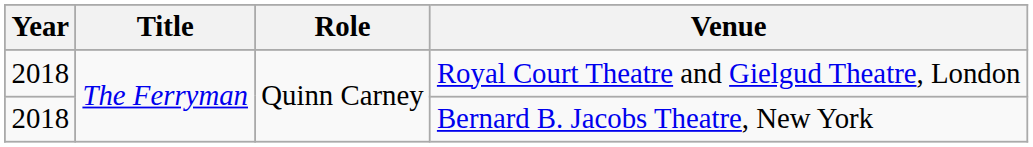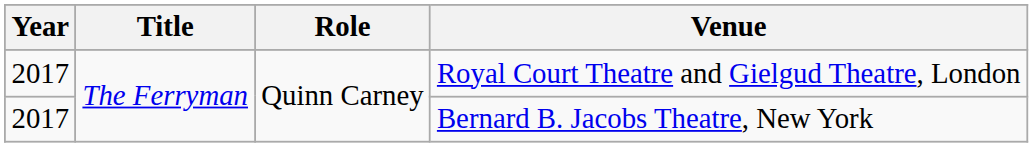(40, 73) 2018 -> (40, 73) 2017
(40, 118) 2018 -> (40, 118) 2017
